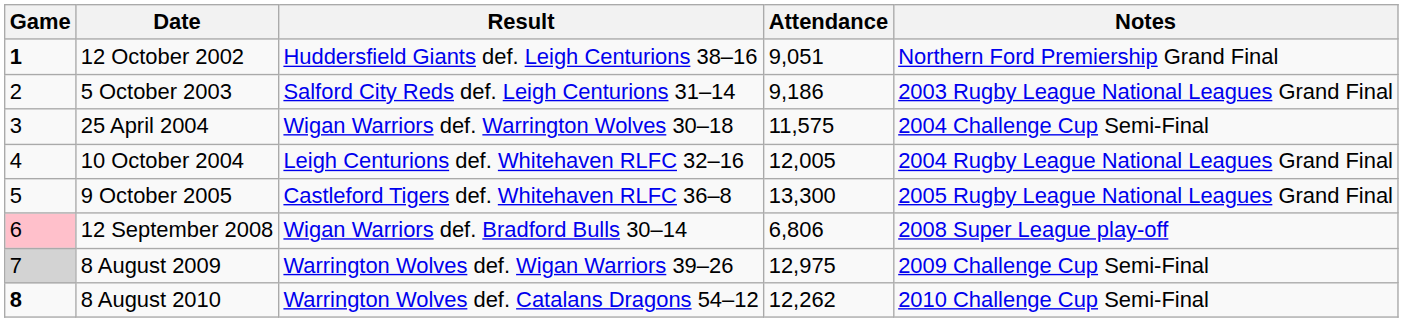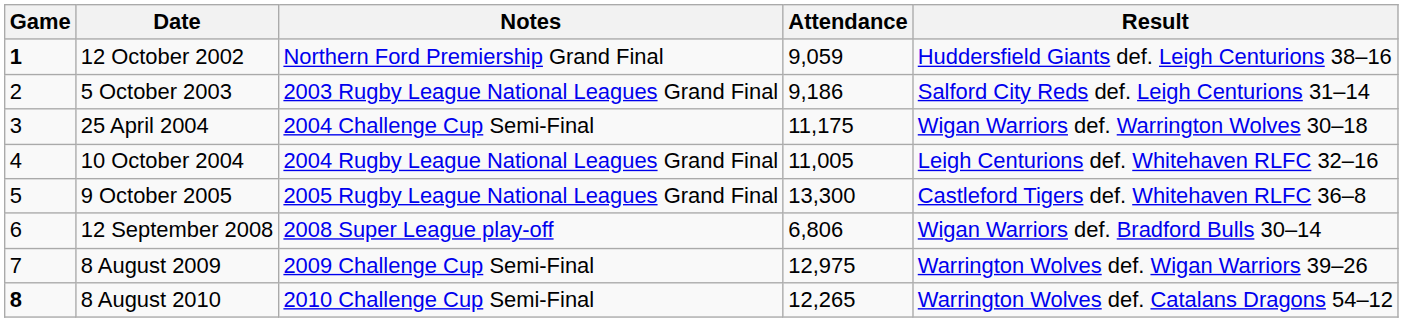columns swapped: (521, 21) <-> (1146, 21)
(796, 56) 9,051 -> (816, 56) 9,059
(801, 126) 11,575 -> (821, 126) 11,175
(802, 160) 12,005 -> (821, 160) 11,005
(16, 230) pink background -> (16, 230) no background
(16, 265) lightgrey background -> (16, 265) no background
(802, 299) 12,262 -> (822, 299) 12,265
